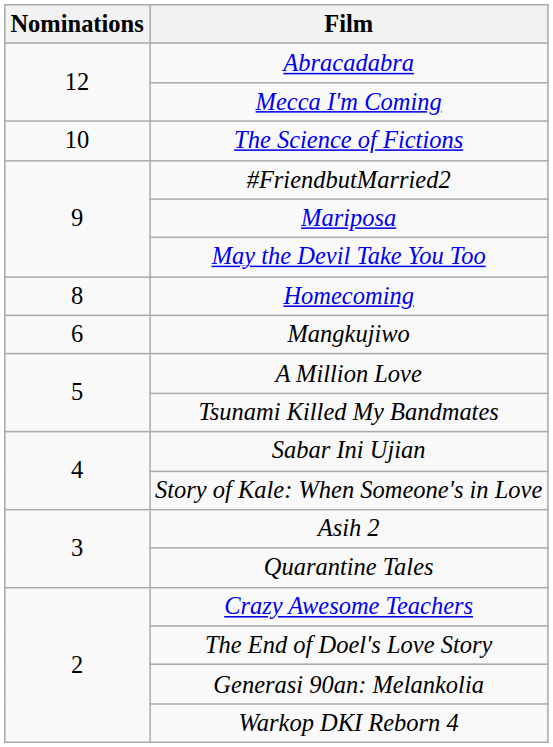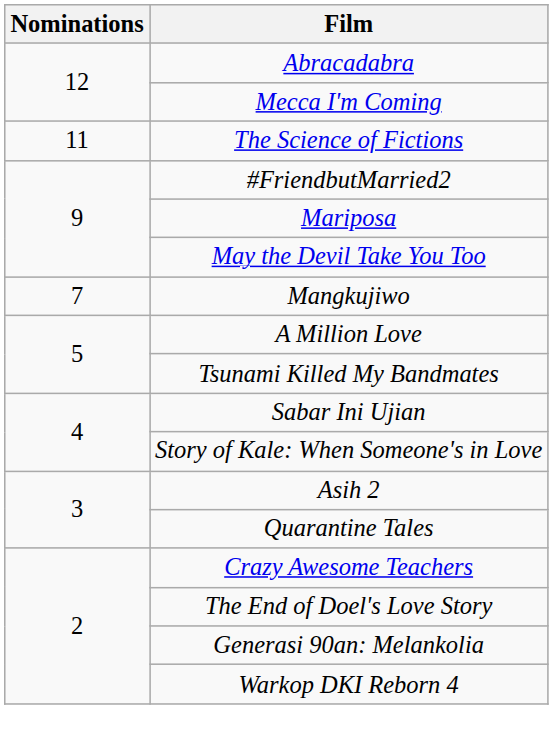(77, 140) 10 -> (77, 140) 11
- row: (349, 295)
(77, 334) 6 -> (77, 295) 7
